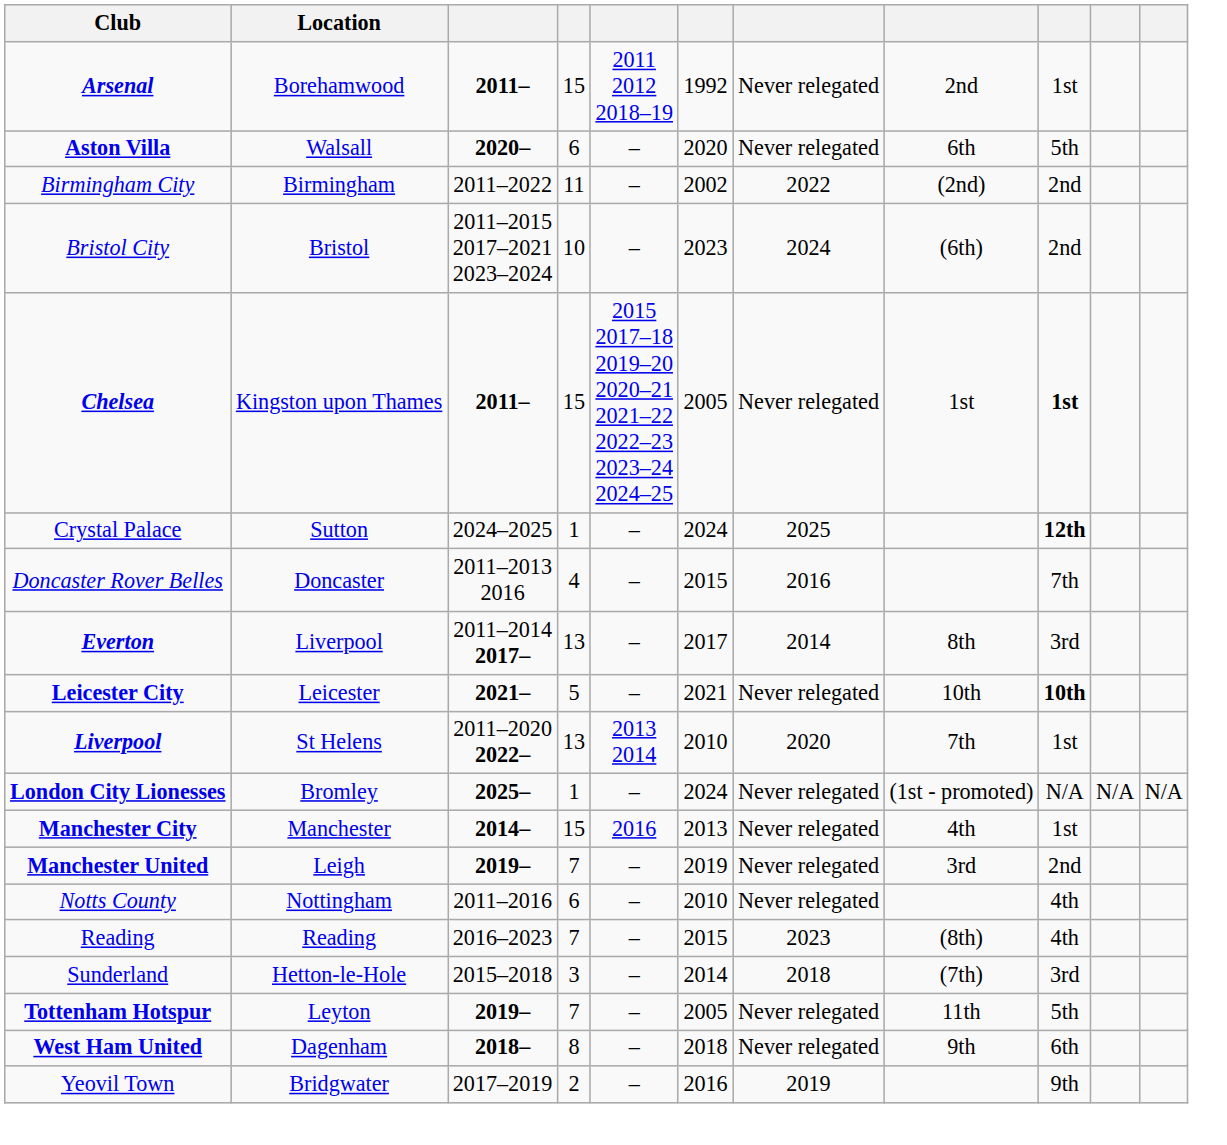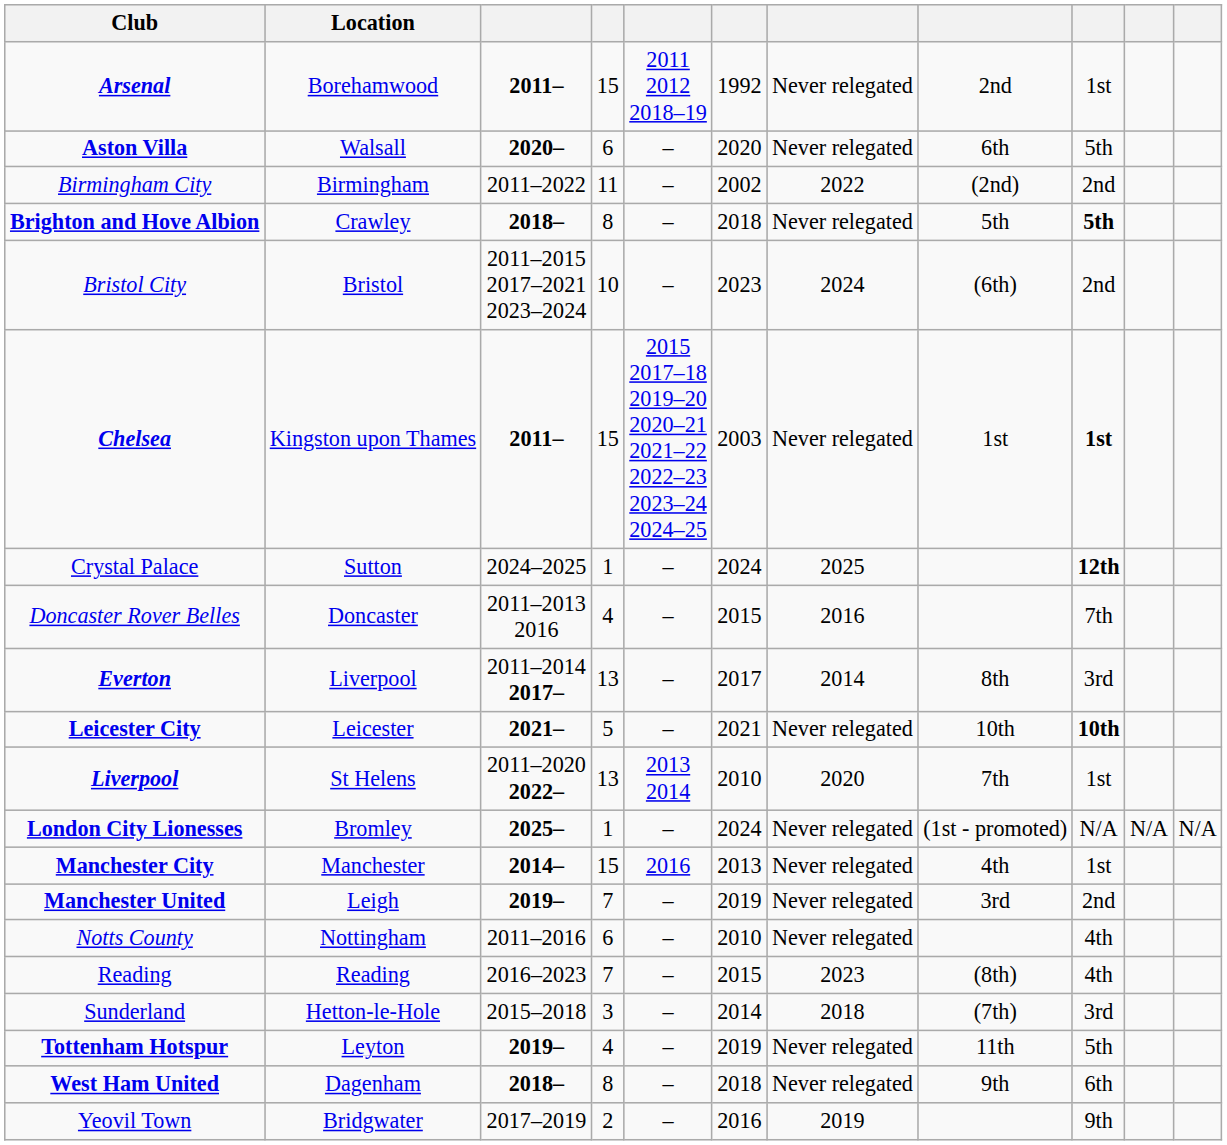+ row: (135, 221)
(706, 402) 2005 -> (739, 438) 2003
(574, 1011) 7 -> (608, 1048) 4
(706, 1011) 2005 -> (739, 1048) 2019
